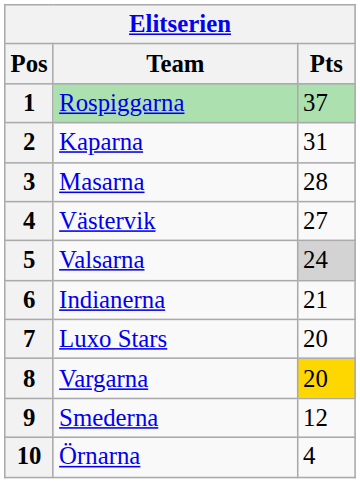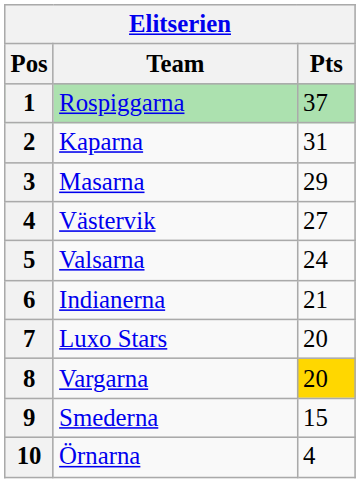(315, 181) 28 -> (315, 181) 29
(315, 260) lightgrey background -> (315, 260) no background
(315, 417) 12 -> (315, 417) 15
